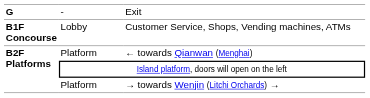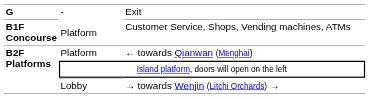(74, 27) Lobby -> (79, 32) Platform
(79, 85) Platform -> (74, 85) Lobby
